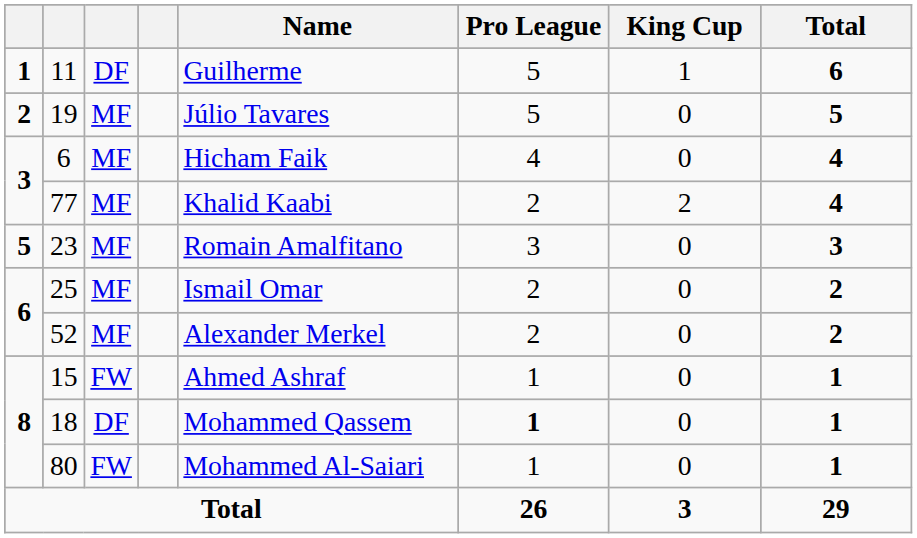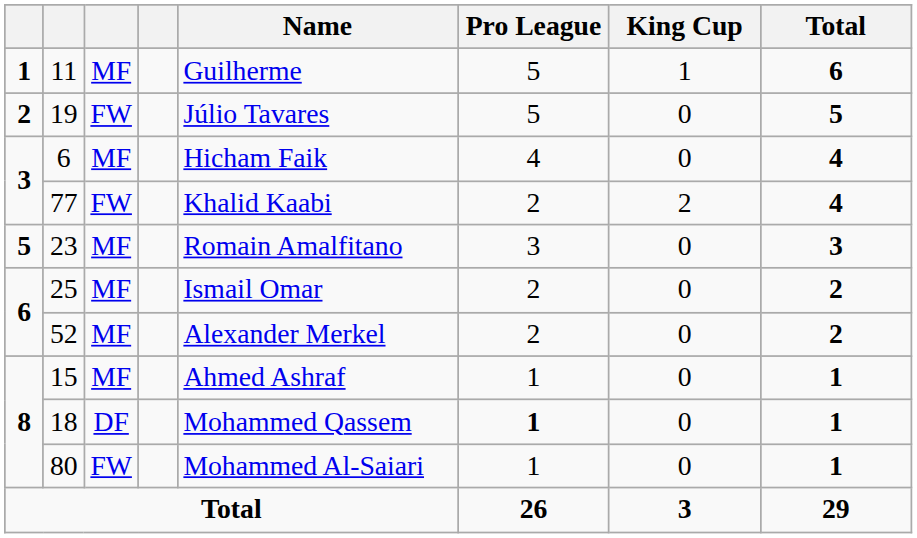(111, 70) DF -> (111, 70) MF
(111, 114) MF -> (111, 114) FW
(111, 202) MF -> (111, 202) FW
(111, 377) FW -> (111, 377) MF
